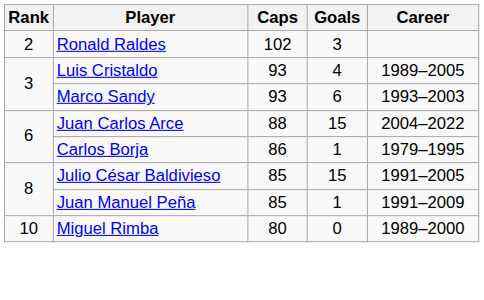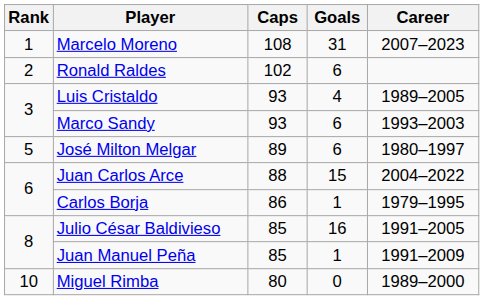+ row: (117, 44)
(337, 44) 3 -> (337, 70) 6
+ row: (127, 149)
(337, 176) 15 -> (337, 228) 16
